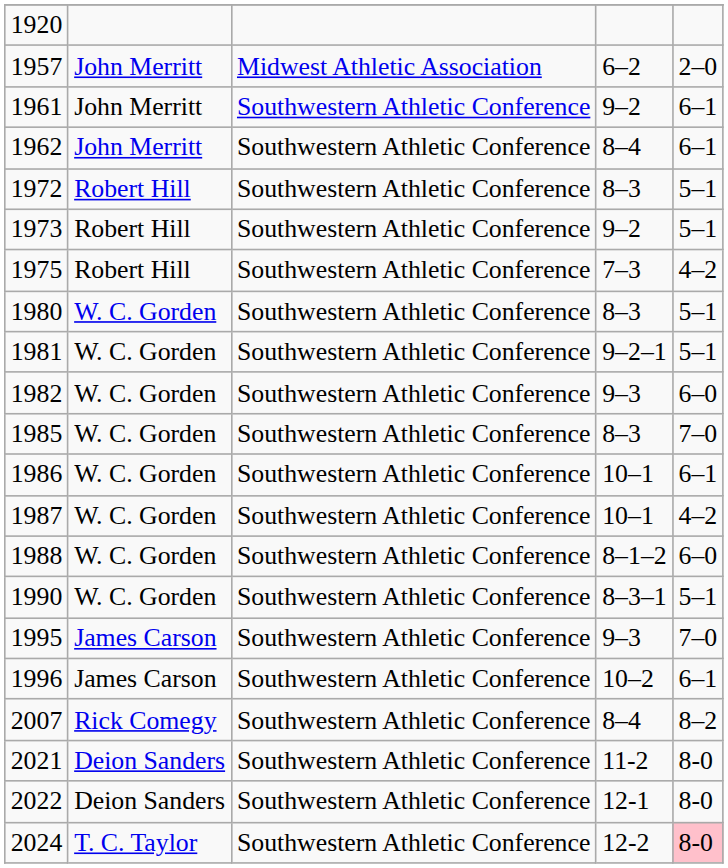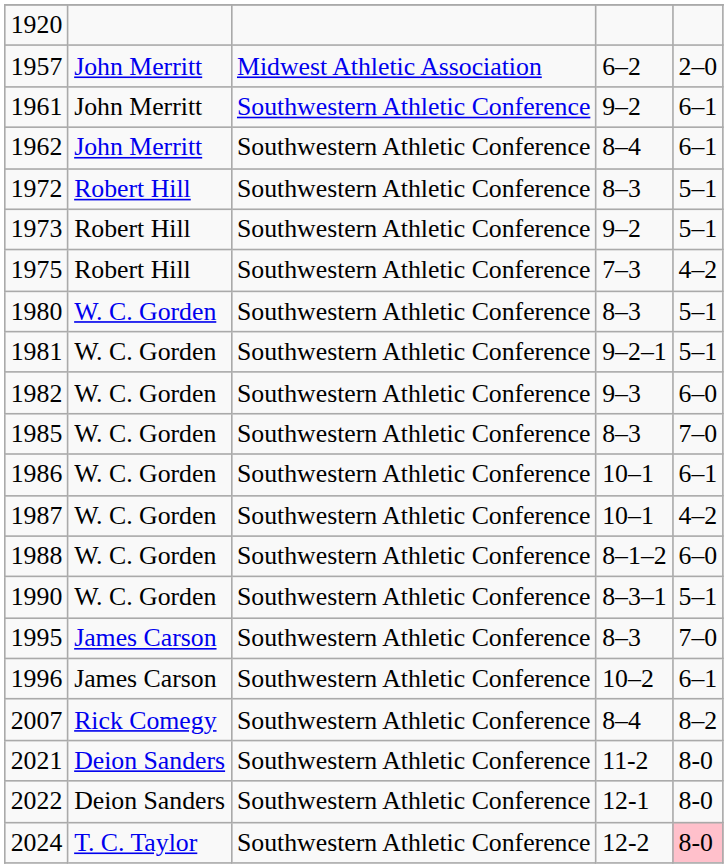(622, 637) 9–3 -> (622, 637) 8–3
